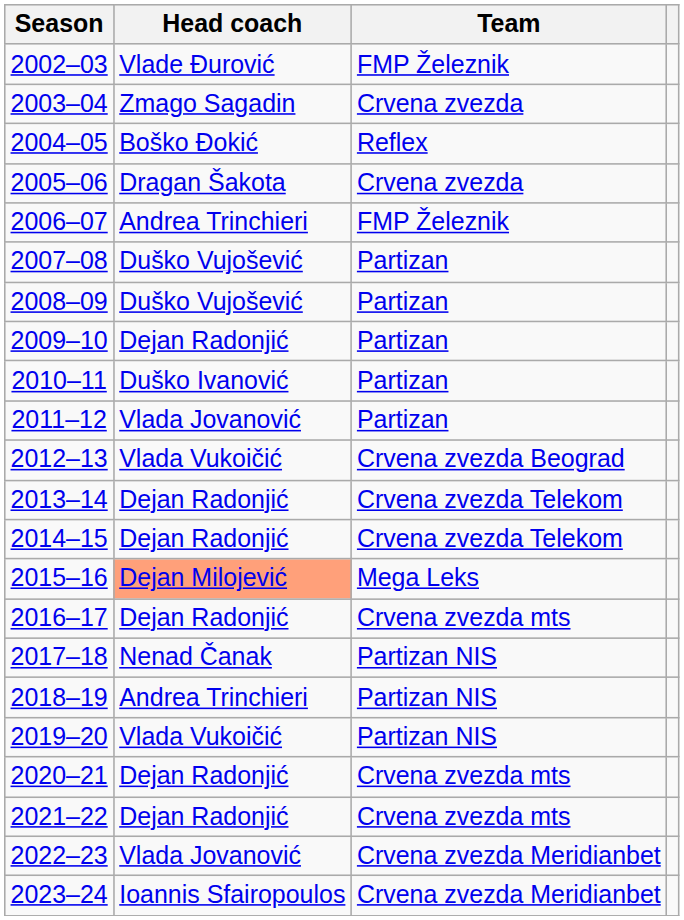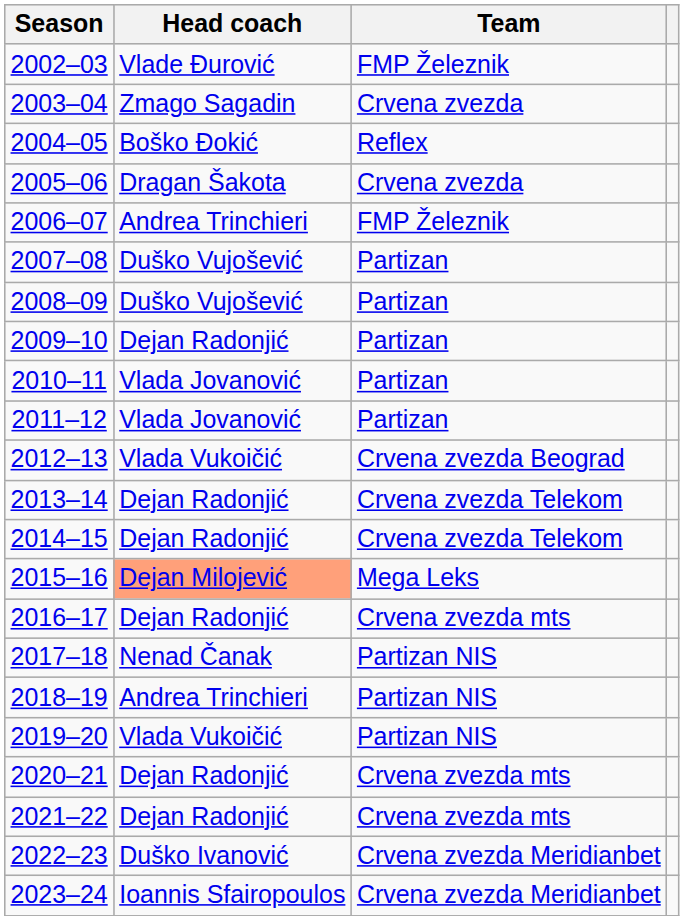(204, 380) Duško Ivanović -> (210, 380) Vlada Jovanović
(210, 855) Vlada Jovanović -> (204, 855) Duško Ivanović
